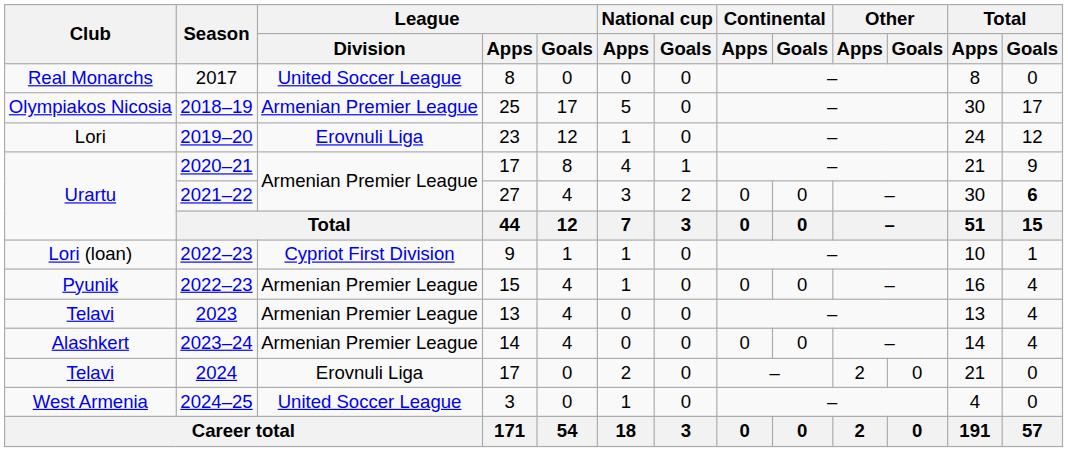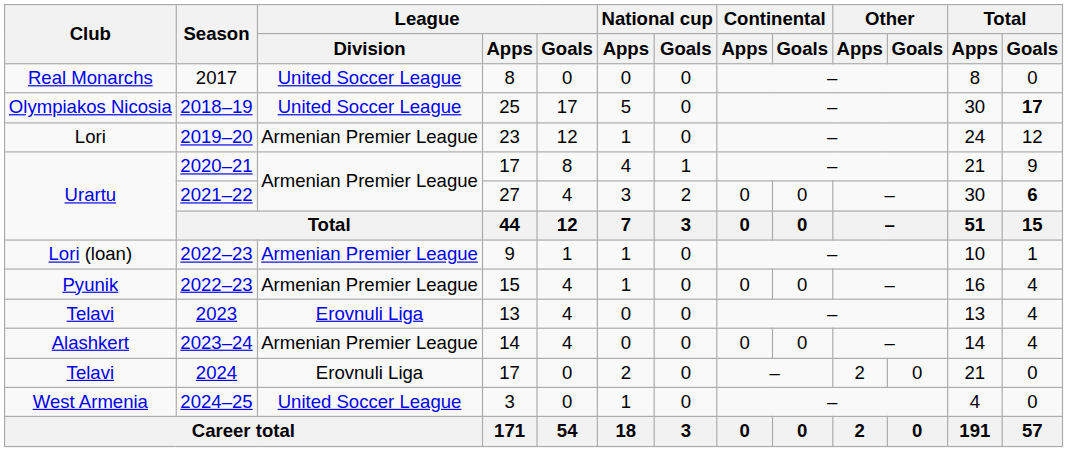(370, 107) Armenian Premier League -> (370, 107) United Soccer League
(1032, 107) normal -> (1032, 107) bold
(370, 136) Erovnuli Liga -> (370, 136) Armenian Premier League
(370, 254) Cypriot First Division -> (370, 254) Armenian Premier League
(370, 313) Armenian Premier League -> (370, 313) Erovnuli Liga
